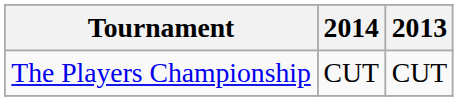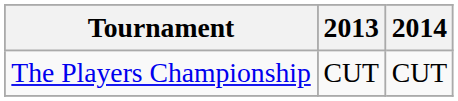columns swapped: (419, 27) <-> (351, 27)
